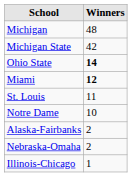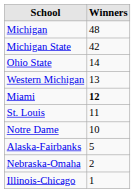(91, 63) bold -> (94, 63) normal
+ row: (45, 79)
(89, 130) 2 -> (92, 146) 5
